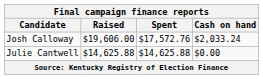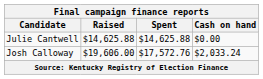rows swapped: (40, 39) <-> (43, 53)
